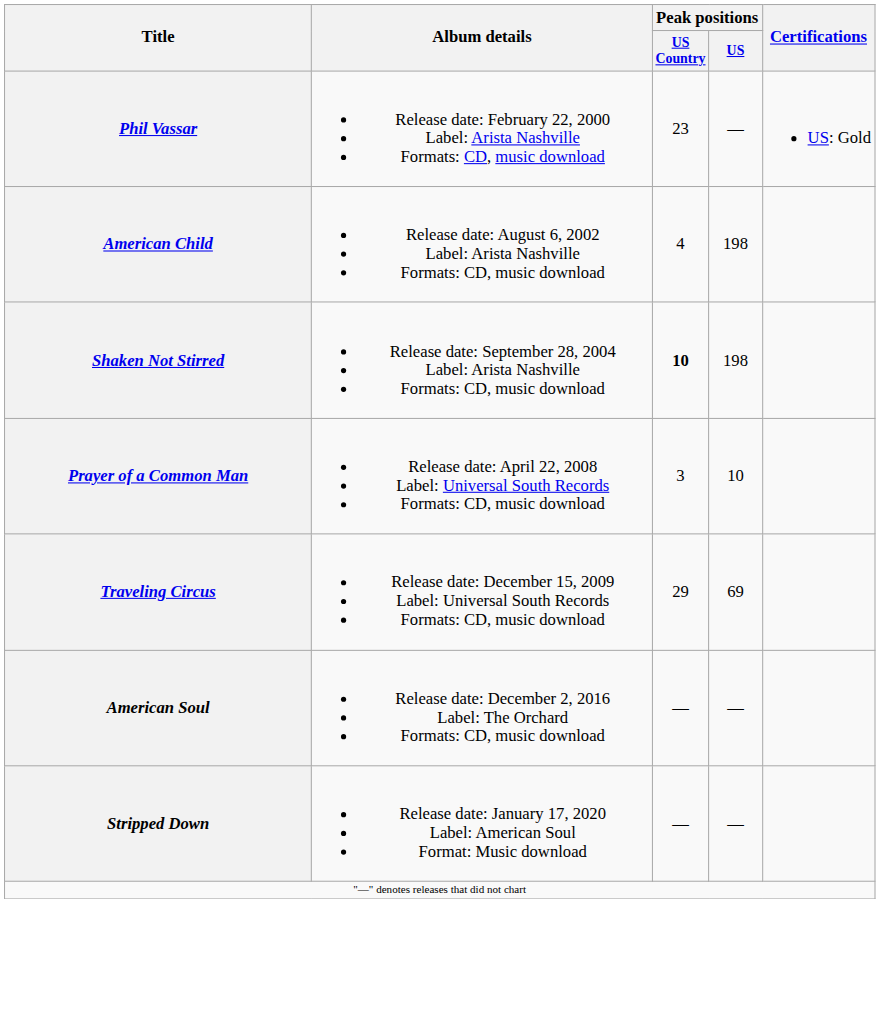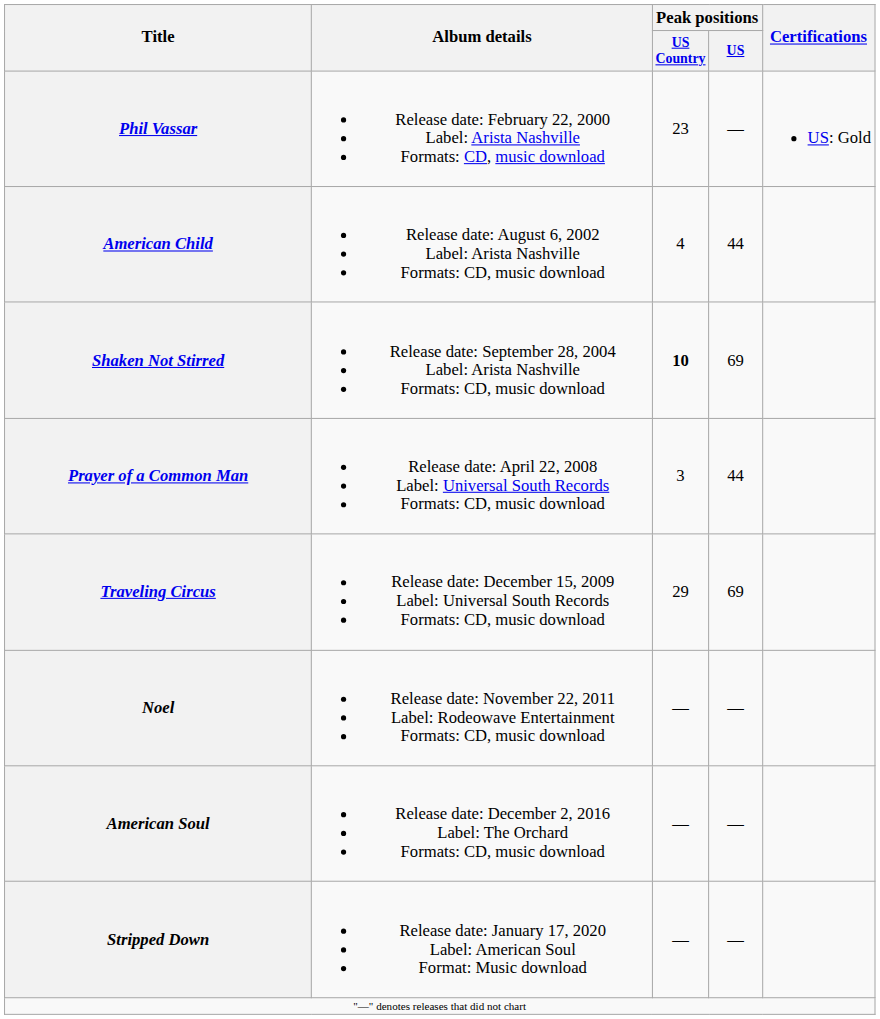(735, 244) 198 -> (735, 244) 44
(735, 360) 198 -> (735, 360) 69
(735, 476) 10 -> (735, 476) 44
+ row: (158, 707)
